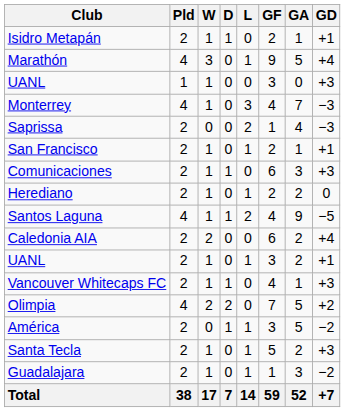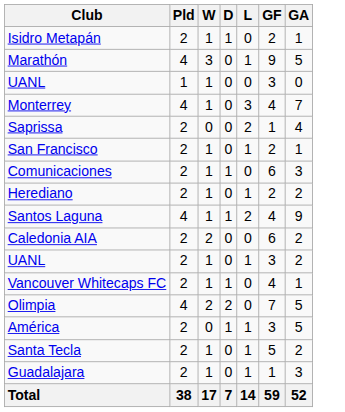- column: (326, 15)
